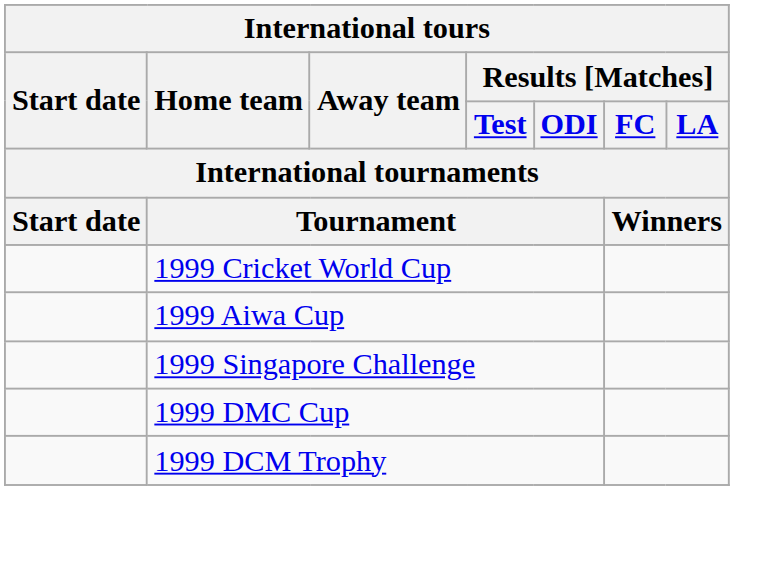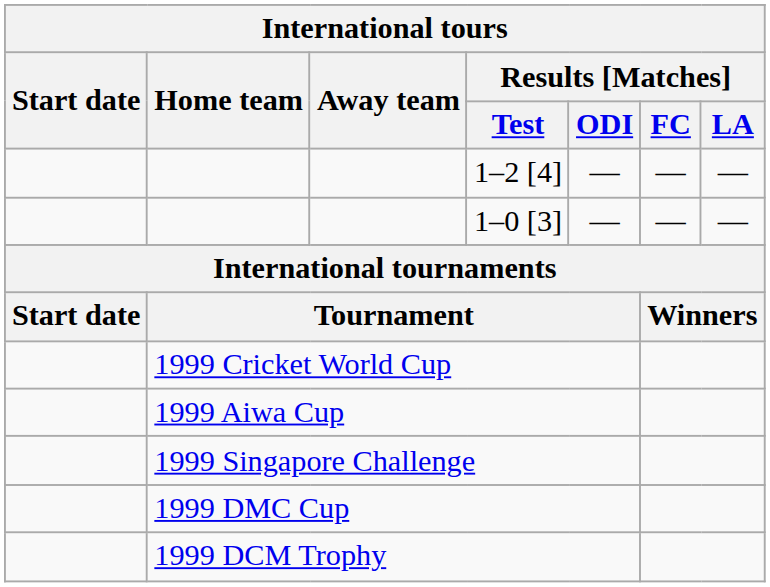+ row: (518, 172)
+ row: (518, 220)
